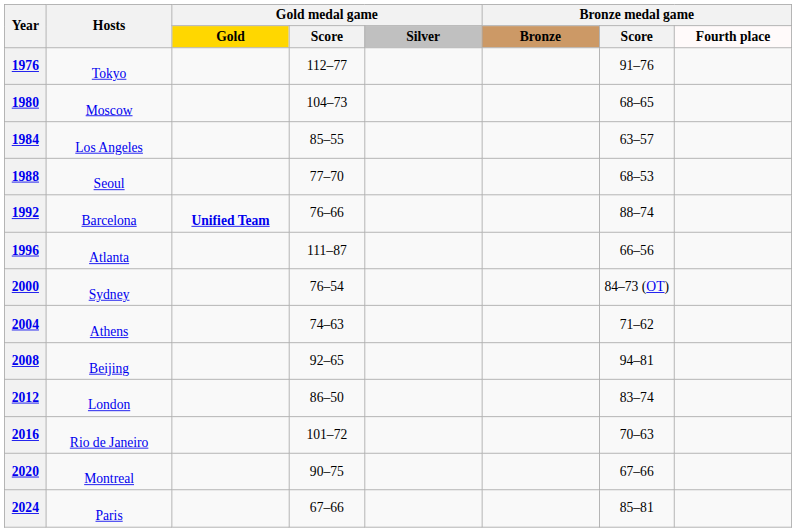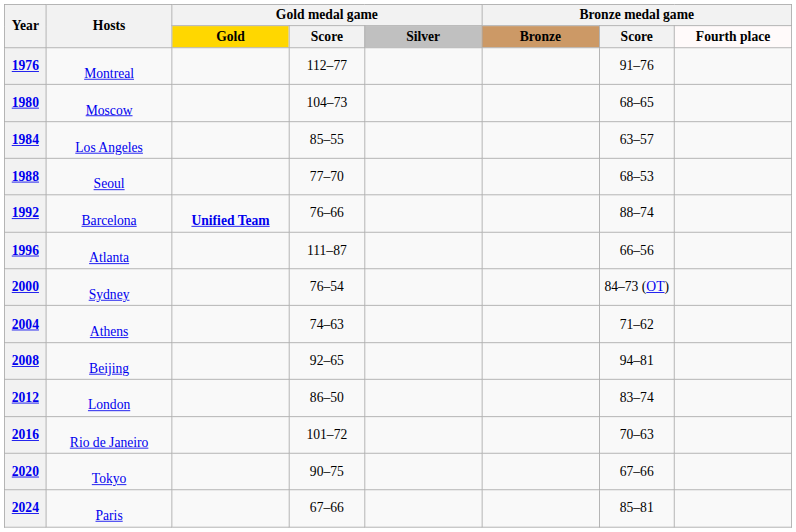(109, 73) Tokyo -> (109, 73) Montreal
(109, 479) Montreal -> (109, 479) Tokyo
